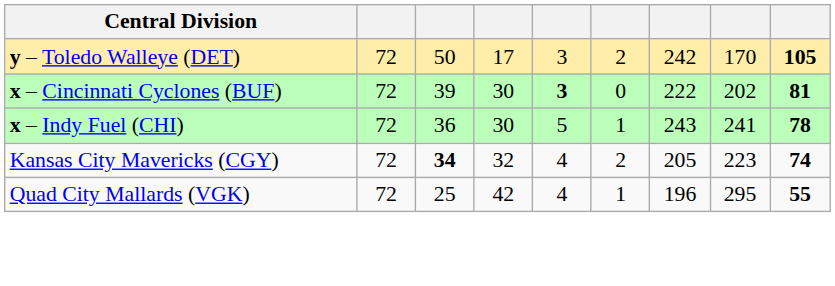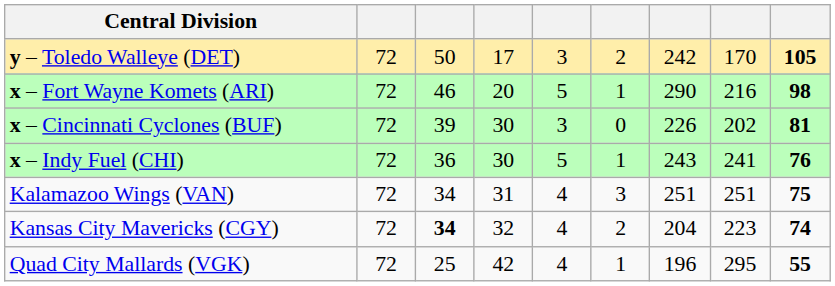+ row: (142, 90)
(562, 90) bold -> (562, 125) normal
(680, 90) 222 -> (680, 125) 226
(800, 125) 78 -> (800, 159) 76
+ row: (122, 194)
(680, 159) 205 -> (680, 228) 204
